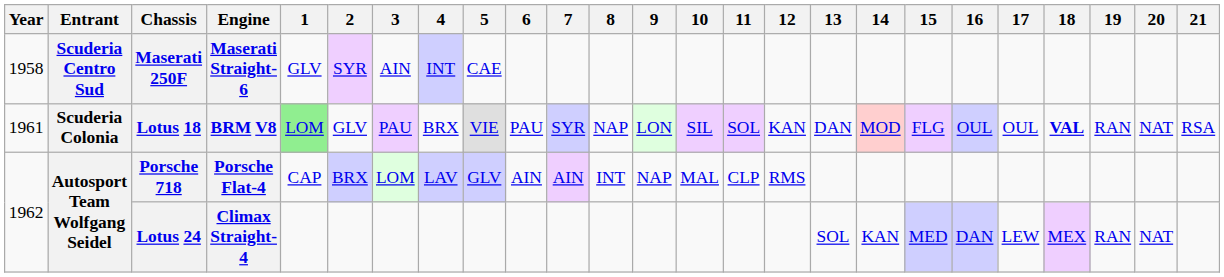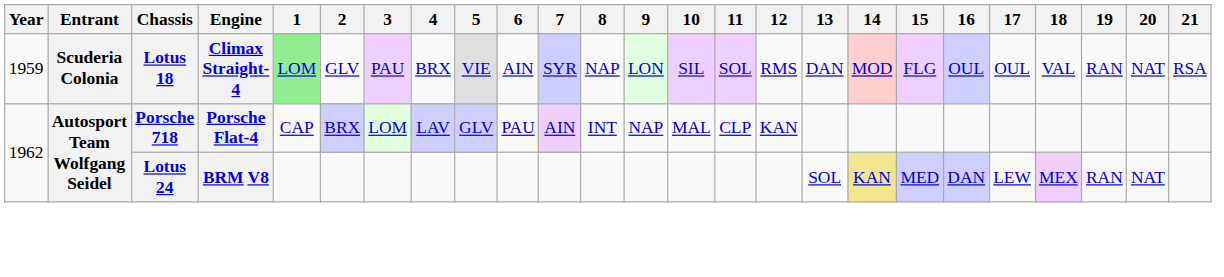- row: (169, 68)
(26, 128) 1961 -> (26, 68) 1959
(244, 128) BRM V8 -> (236, 68) Climax Straight-4
(526, 128) PAU -> (518, 68) AIN
(787, 128) KAN -> (779, 68) RMS
(1067, 128) bold -> (1058, 68) normal
(526, 177) AIN -> (518, 128) PAU
(787, 177) RMS -> (779, 128) KAN
(244, 237) Climax Straight-4 -> (236, 177) BRM V8
(880, 237) no background -> (872, 177) khaki background
